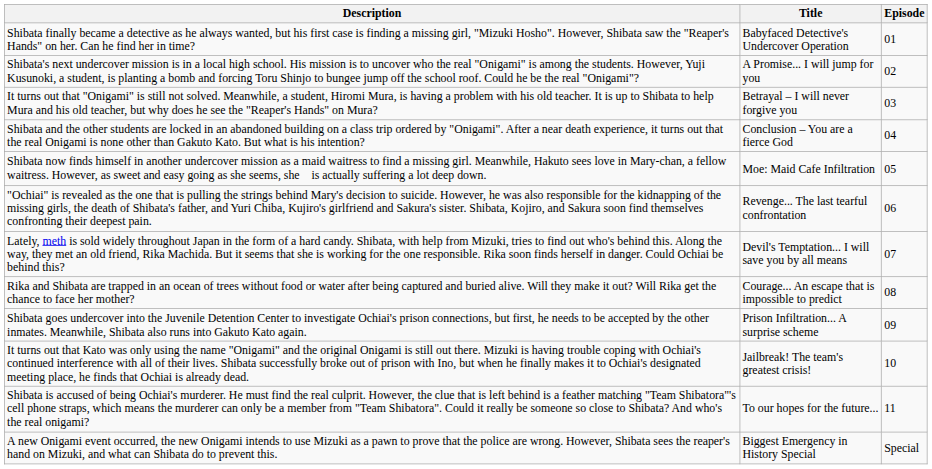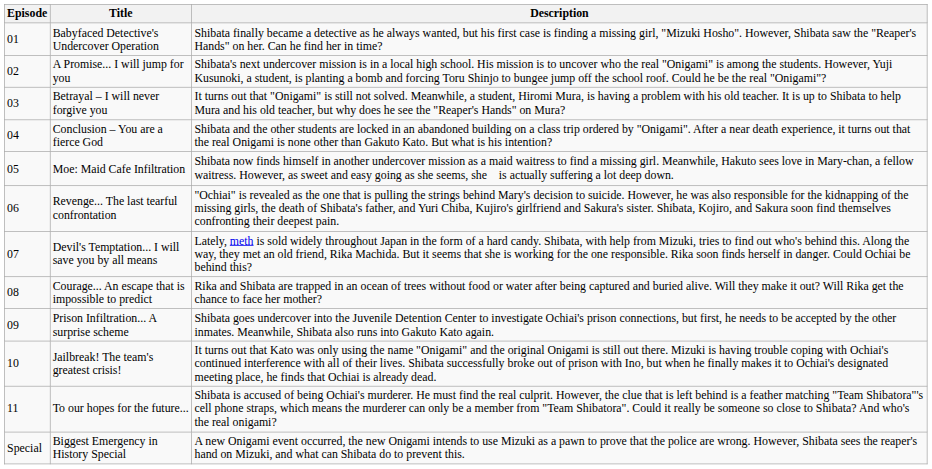columns swapped: (904, 13) <-> (372, 13)
